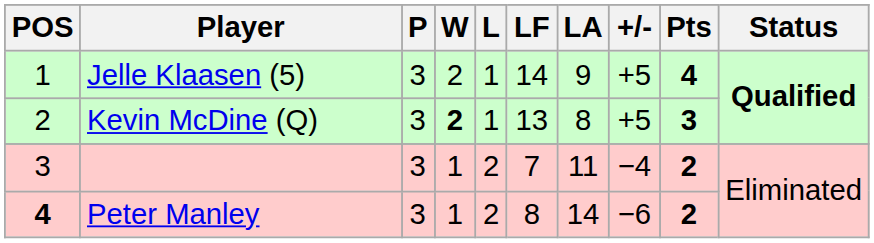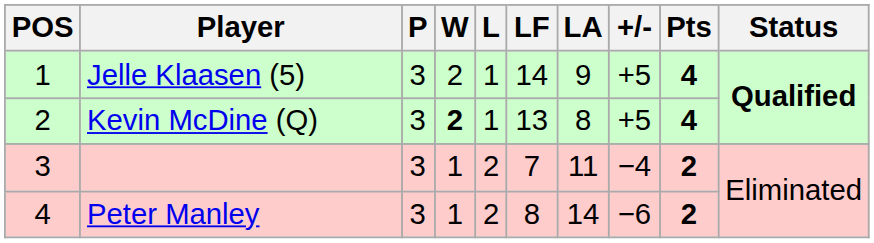(689, 120) 3 -> (689, 120) 4
(43, 213) bold -> (43, 213) normal
